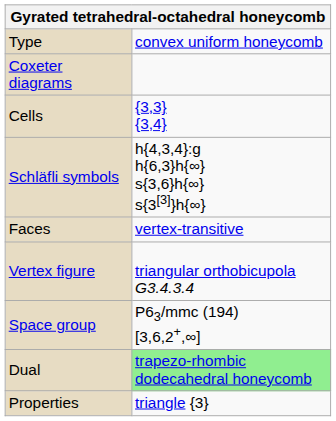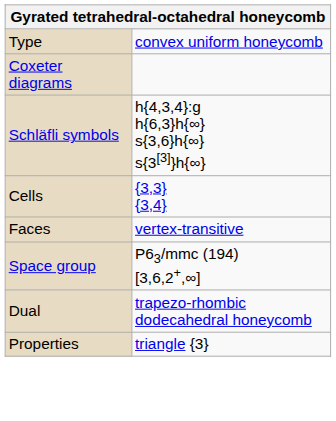rows swapped: (64, 177) <-> (26, 116)
- row: (52, 271)
(223, 370) lightgreen background -> (223, 311) no background
